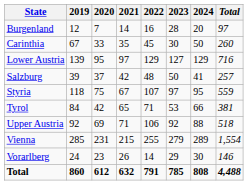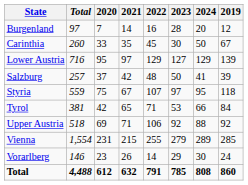columns swapped: (79, 12) <-> (229, 12)
